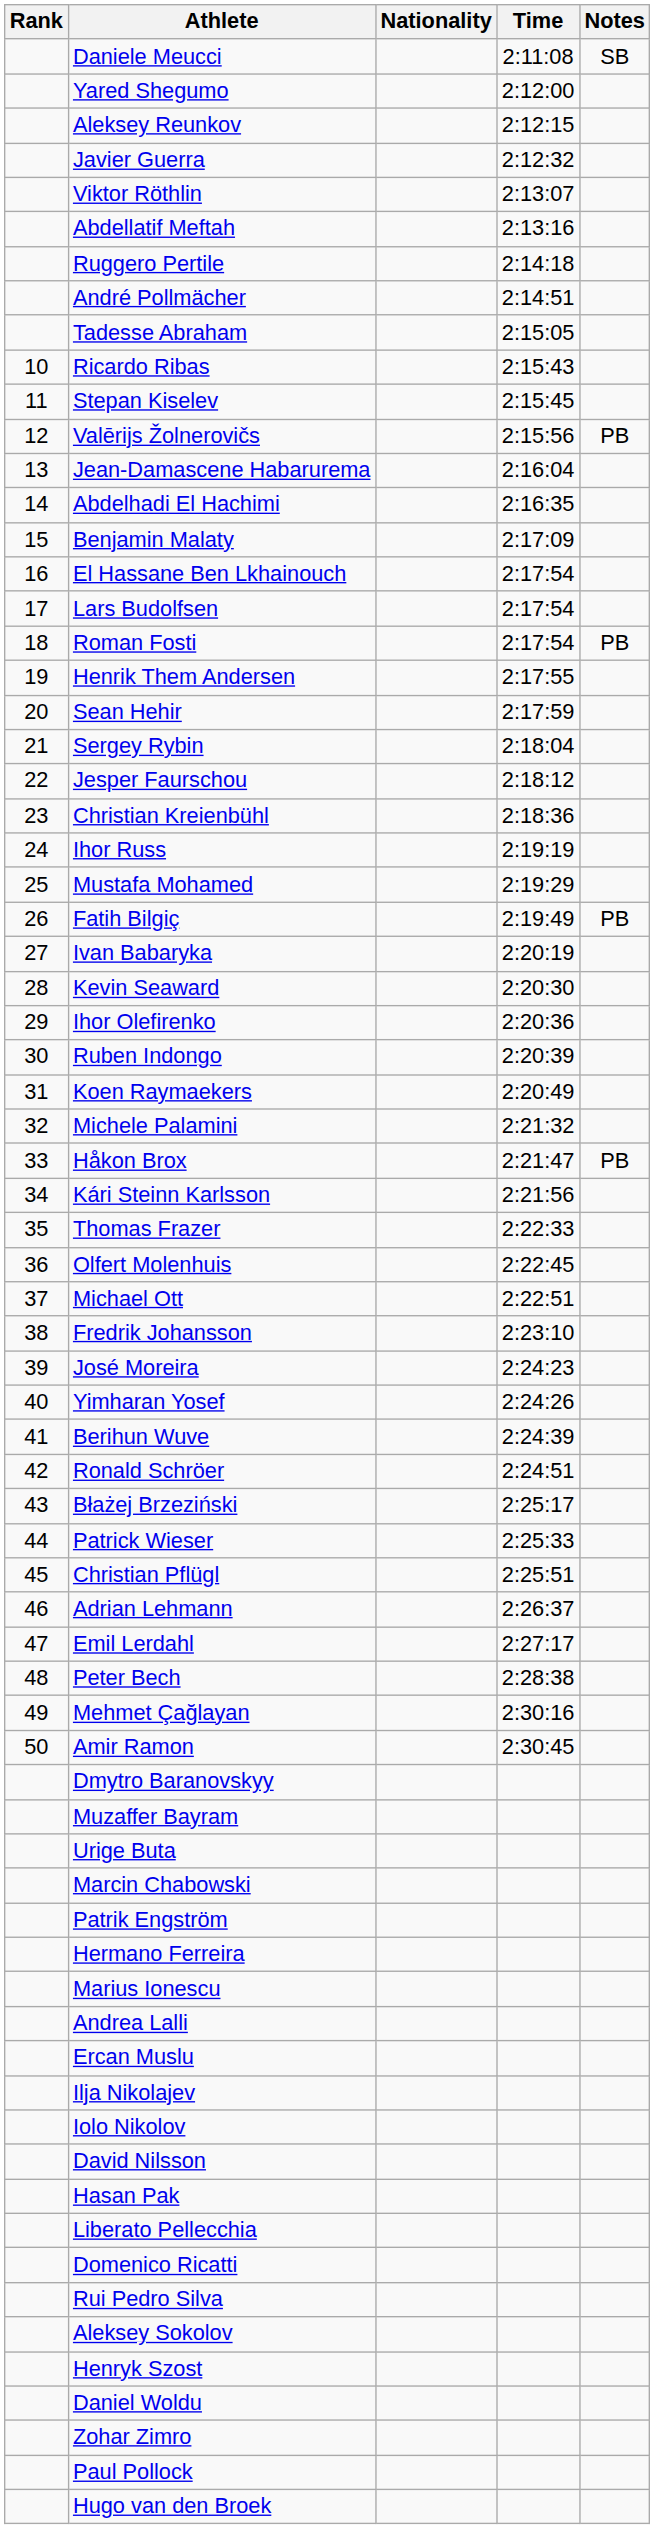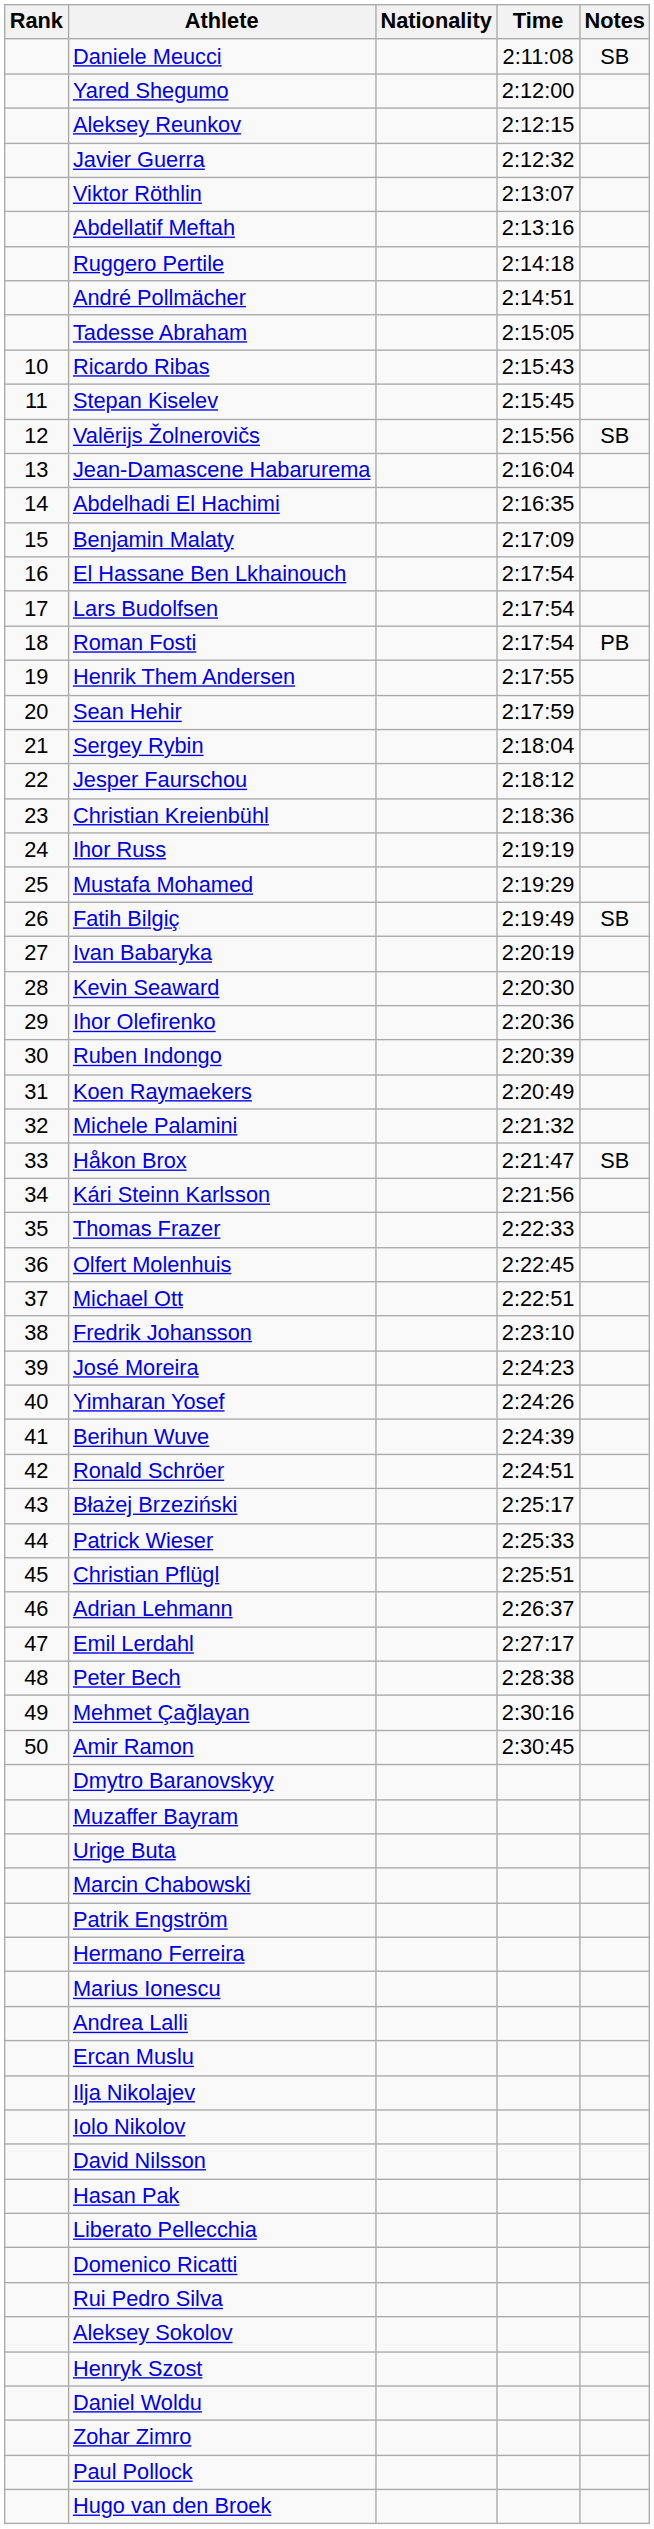(615, 435) PB -> (615, 435) SB
(615, 919) PB -> (615, 919) SB
(615, 1160) PB -> (615, 1160) SB
